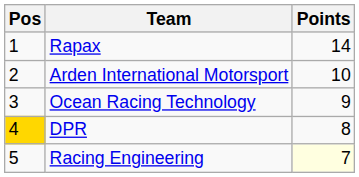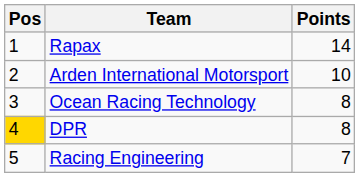(346, 102) 9 -> (346, 102) 8
(346, 158) lightyellow background -> (346, 158) no background
